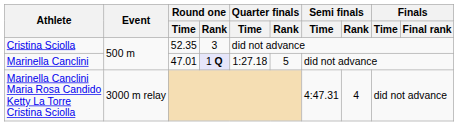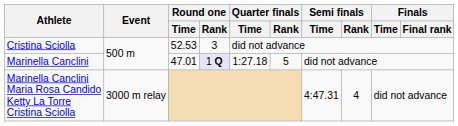(184, 46) 52.35 -> (184, 46) 52.53
